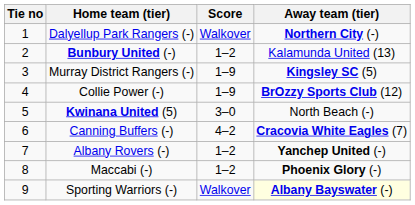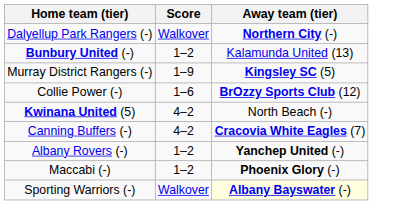- column: (25, 14)
(225, 92) 1–9 -> (184, 92) 1–6
(225, 111) 3–0 -> (184, 111) 4–2
